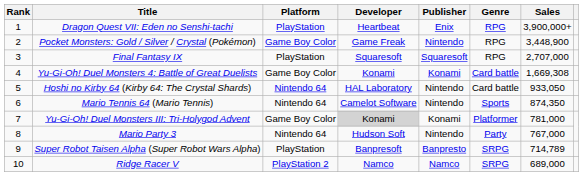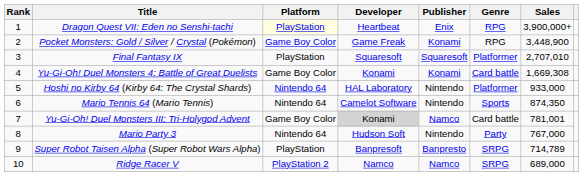(300, 27) no background -> (300, 27) lightyellow background
(444, 42) Nintendo -> (444, 42) Konami
(495, 57) RPG -> (495, 57) Platformer
(547, 57) 2,707,000 -> (547, 57) 2,707,010
(495, 88) Card battle -> (495, 88) Platformer
(547, 88) 933,050 -> (547, 88) 933,000
(444, 118) Konami -> (444, 118) Namco
(495, 118) Platformer -> (495, 118) Card battle
(547, 118) 781,000 -> (547, 118) 781,001
